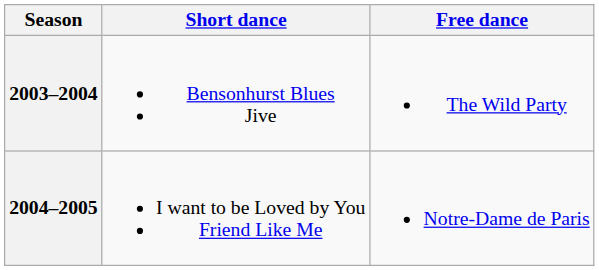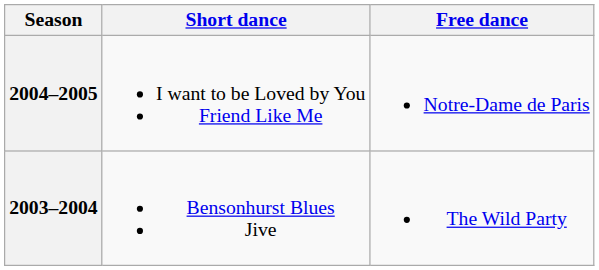rows swapped: (53, 207) <-> (53, 93)
